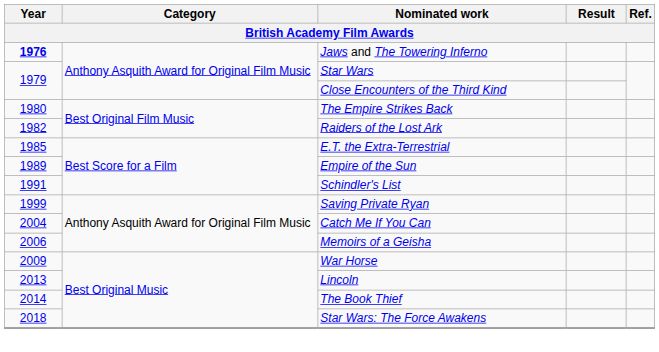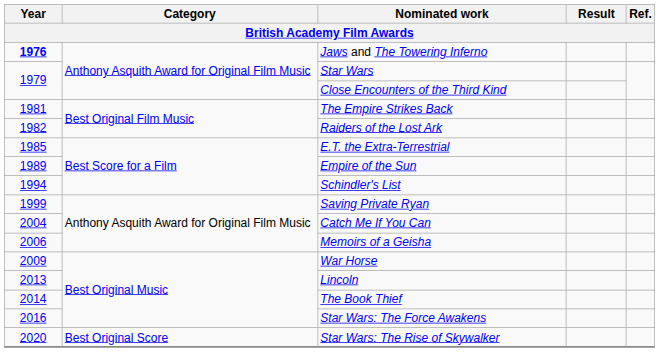(33, 109) 1980 -> (33, 109) 1981
(33, 185) 1991 -> (33, 185) 1994
(33, 318) 2018 -> (33, 318) 2016
+ row: (410, 337)
